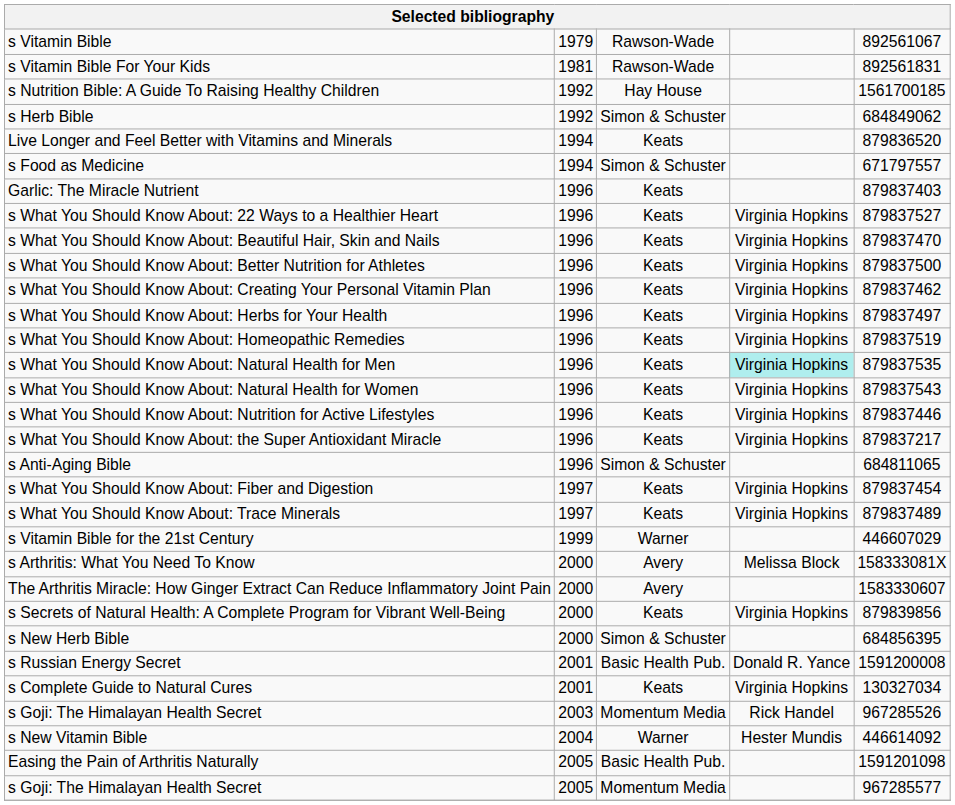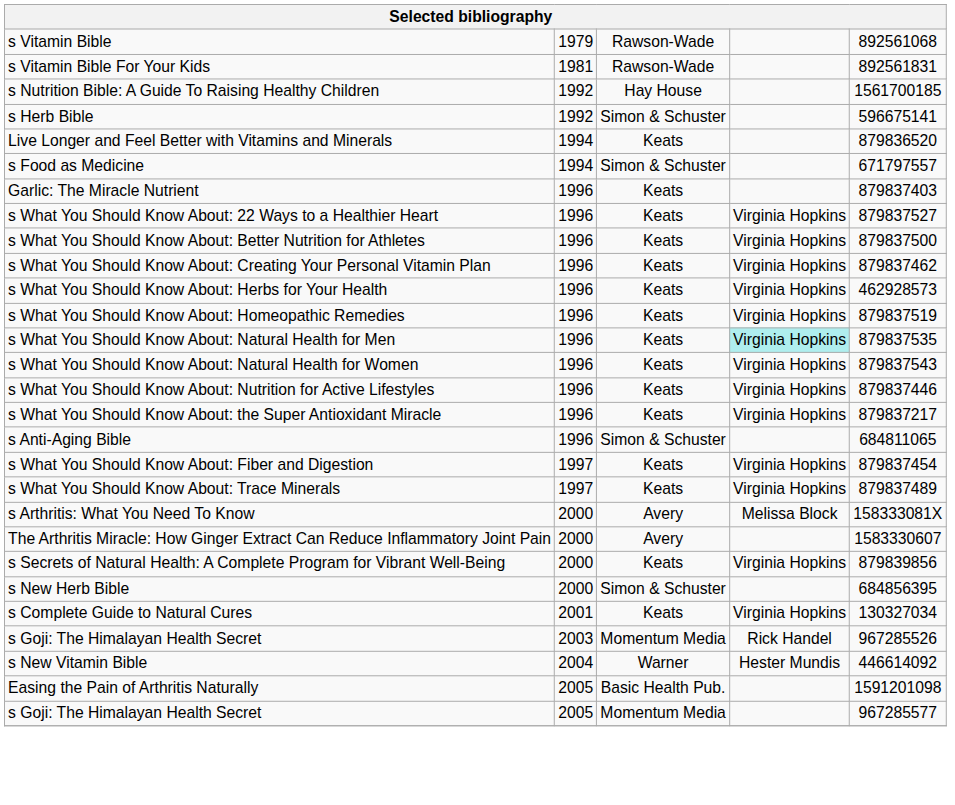(902, 41) 892561067 -> (898, 41) 892561068
(902, 116) 684849062 -> (898, 116) 596675141
- row: (224, 240)
(902, 315) 879837497 -> (898, 290) 462928573
- row: (131, 539)
- row: (94, 663)
